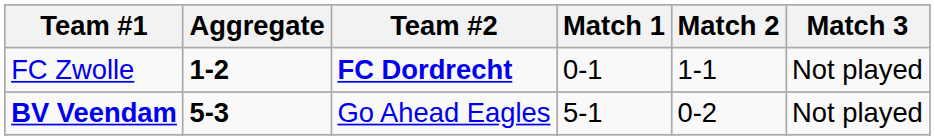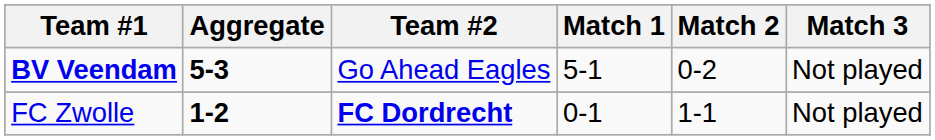rows swapped: (73, 69) <-> (94, 112)
